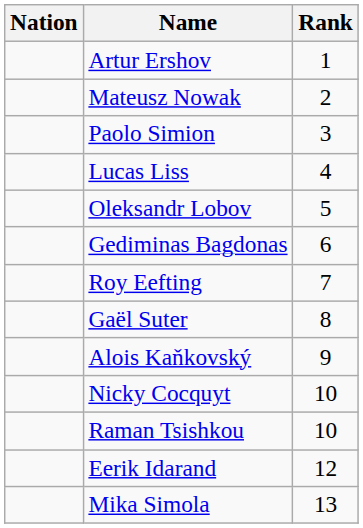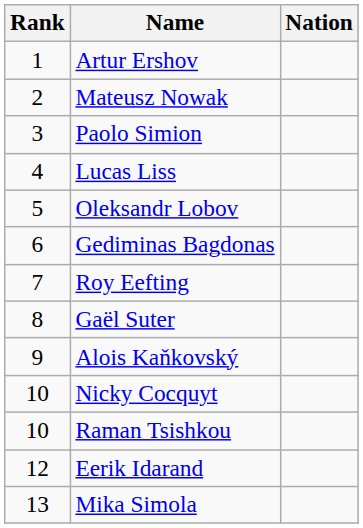columns swapped: (326, 23) <-> (44, 23)
